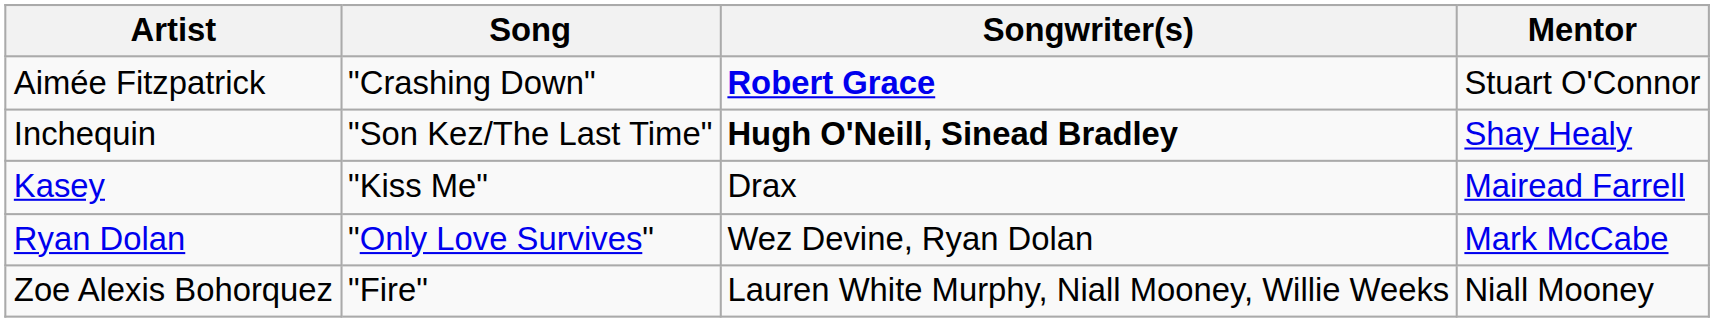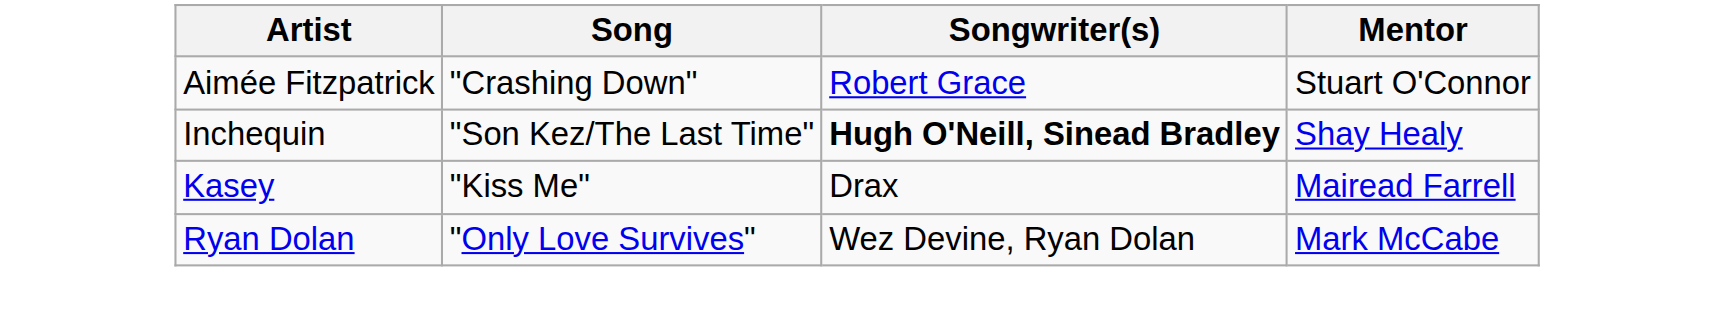(831, 82) bold -> (928, 82) normal
- row: (173, 290)
